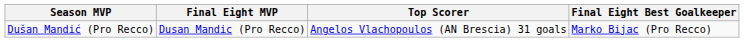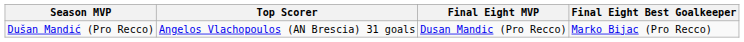columns swapped: (438, 13) <-> (232, 13)
